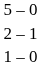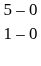- row: (20, 33)
